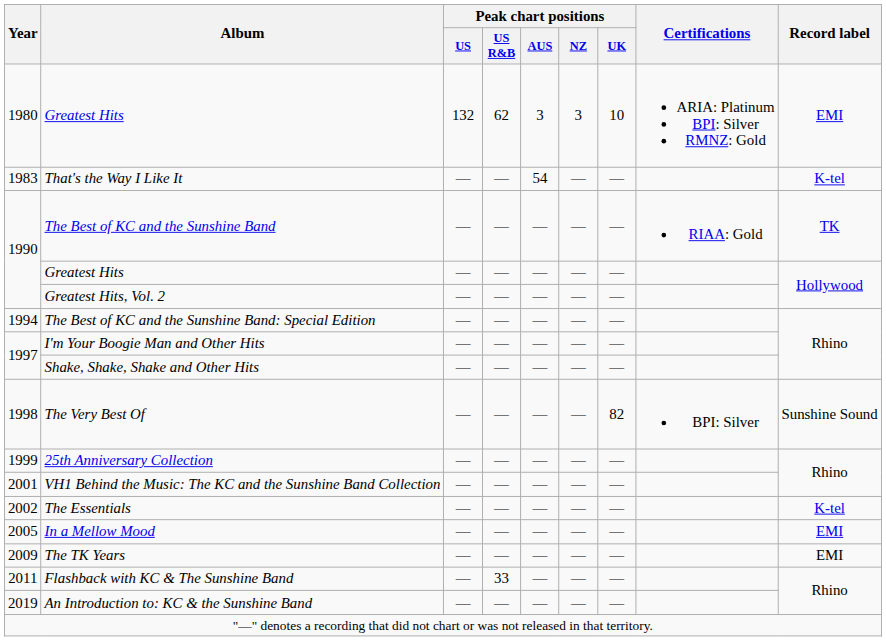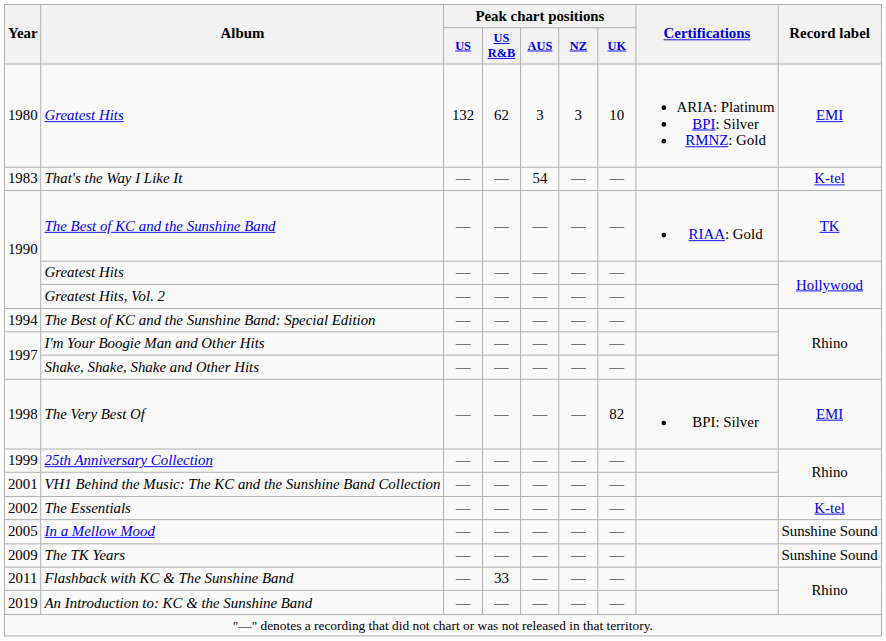(830, 414) Sunshine Sound -> (830, 414) EMI
(830, 531) EMI -> (830, 531) Sunshine Sound
(830, 555) EMI -> (830, 555) Sunshine Sound
